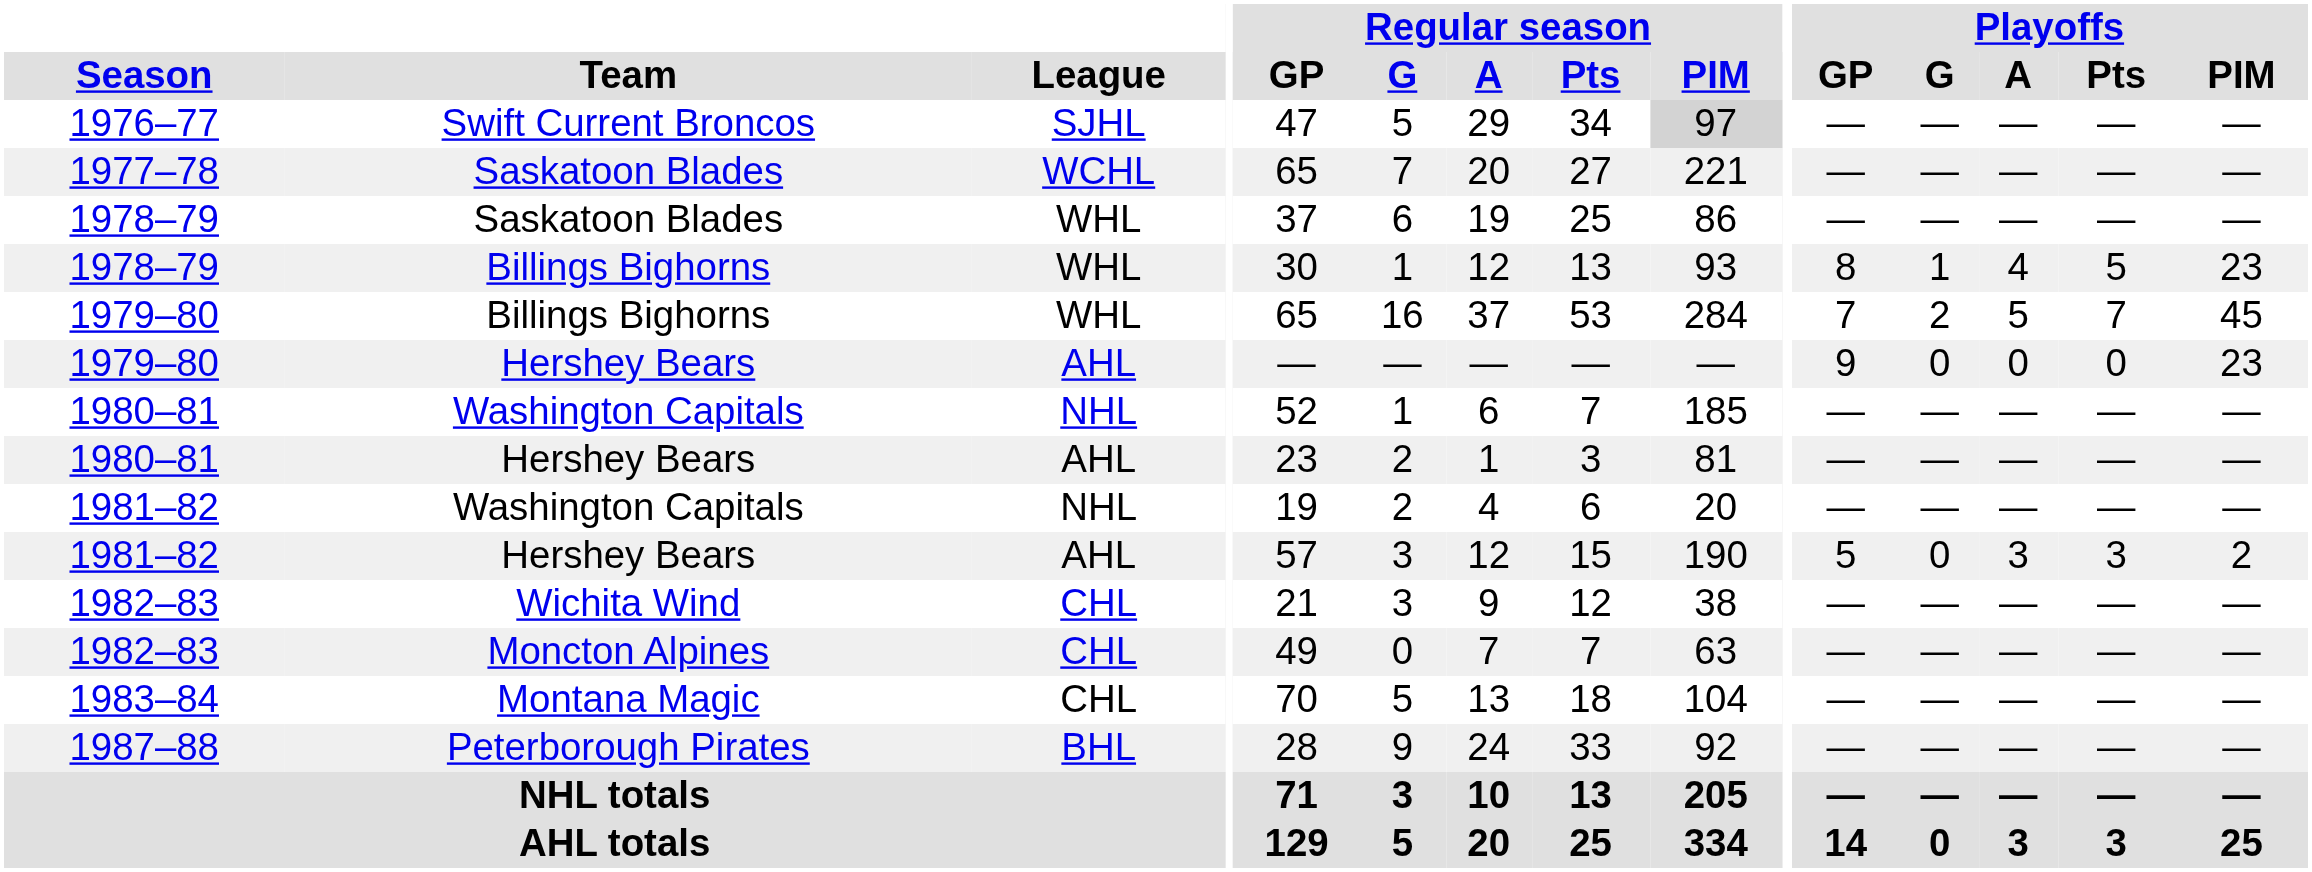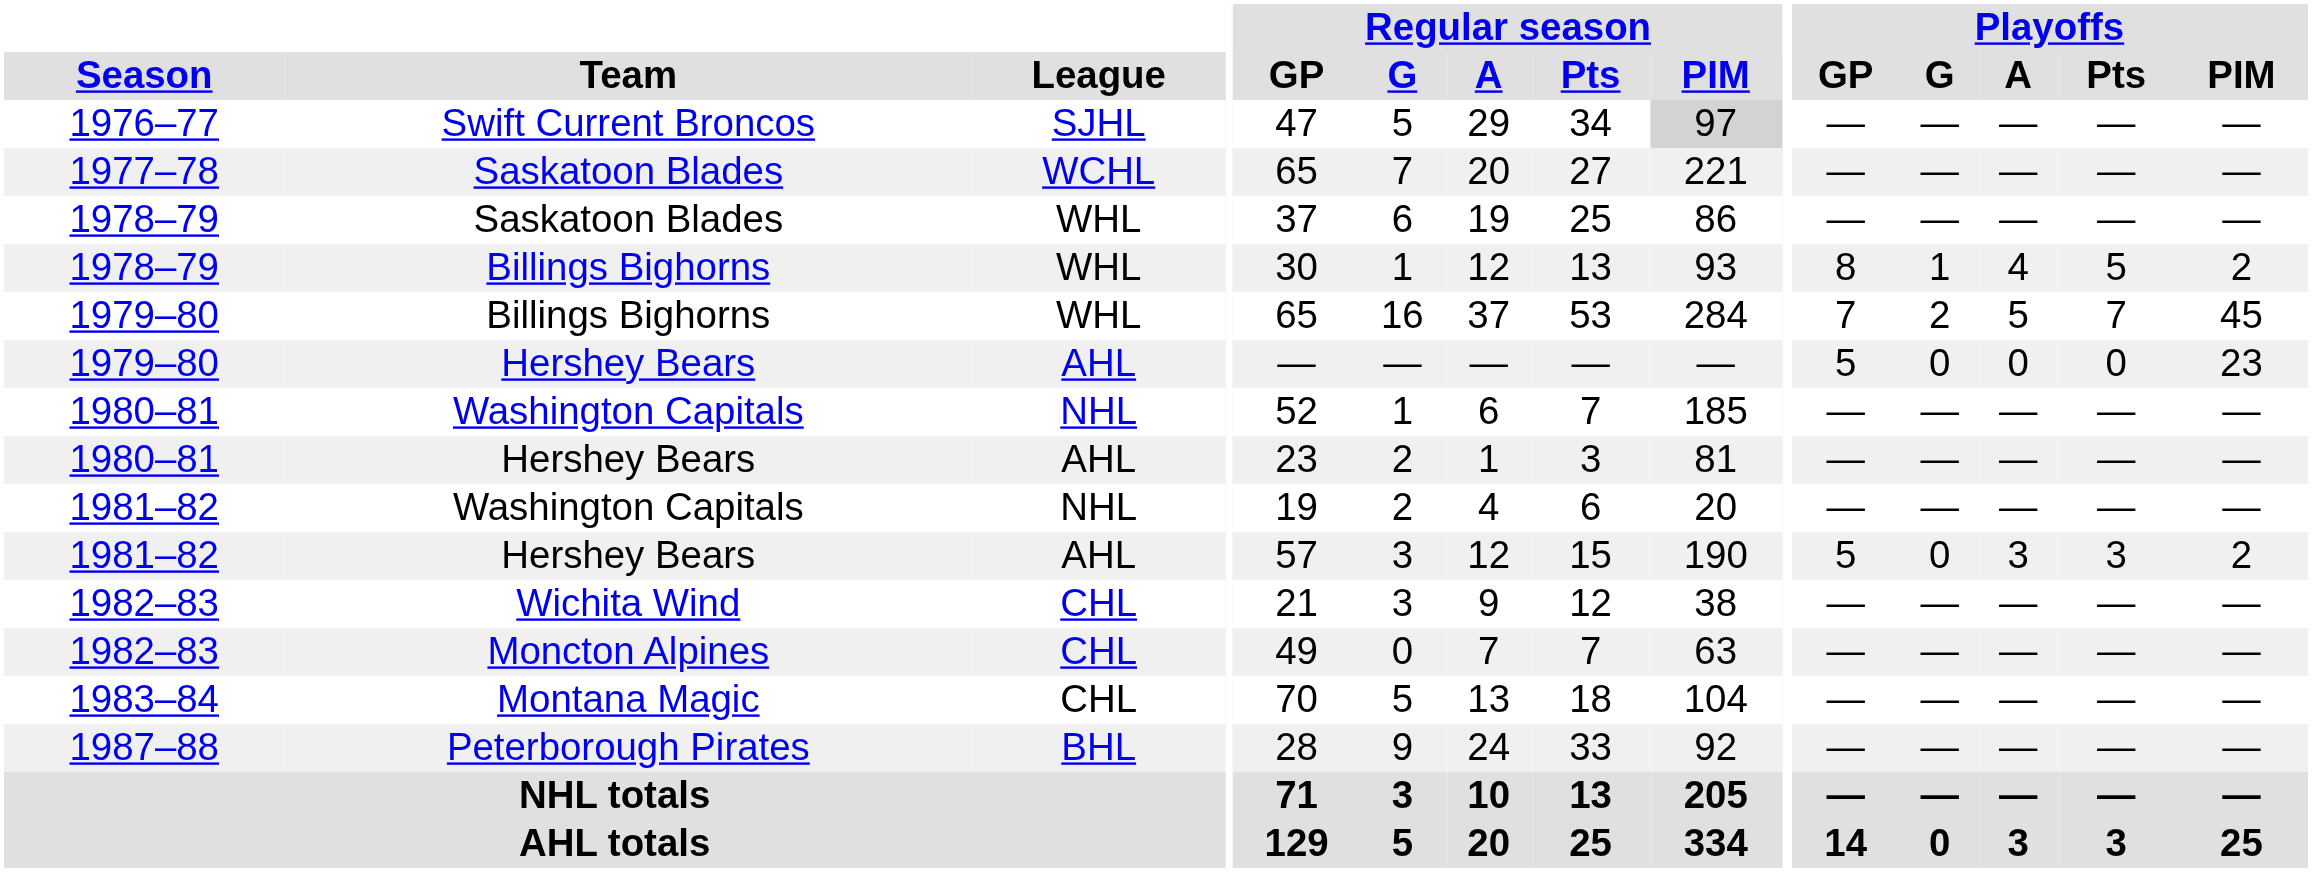(2241, 267) 23 -> (2241, 267) 2
(1846, 363) 9 -> (1846, 363) 5
